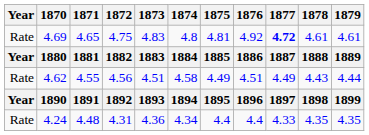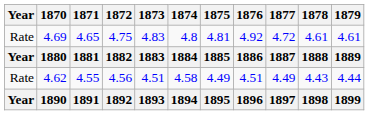(284, 36) bold -> (284, 36) normal
- row: (55, 120)
